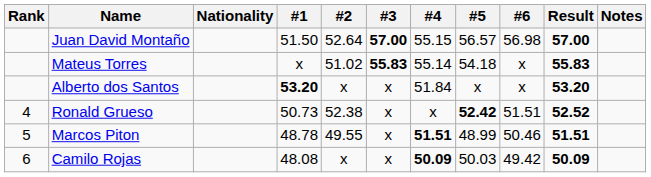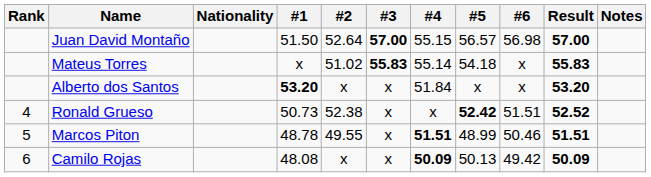(477, 159) 50.03 -> (477, 159) 50.13
